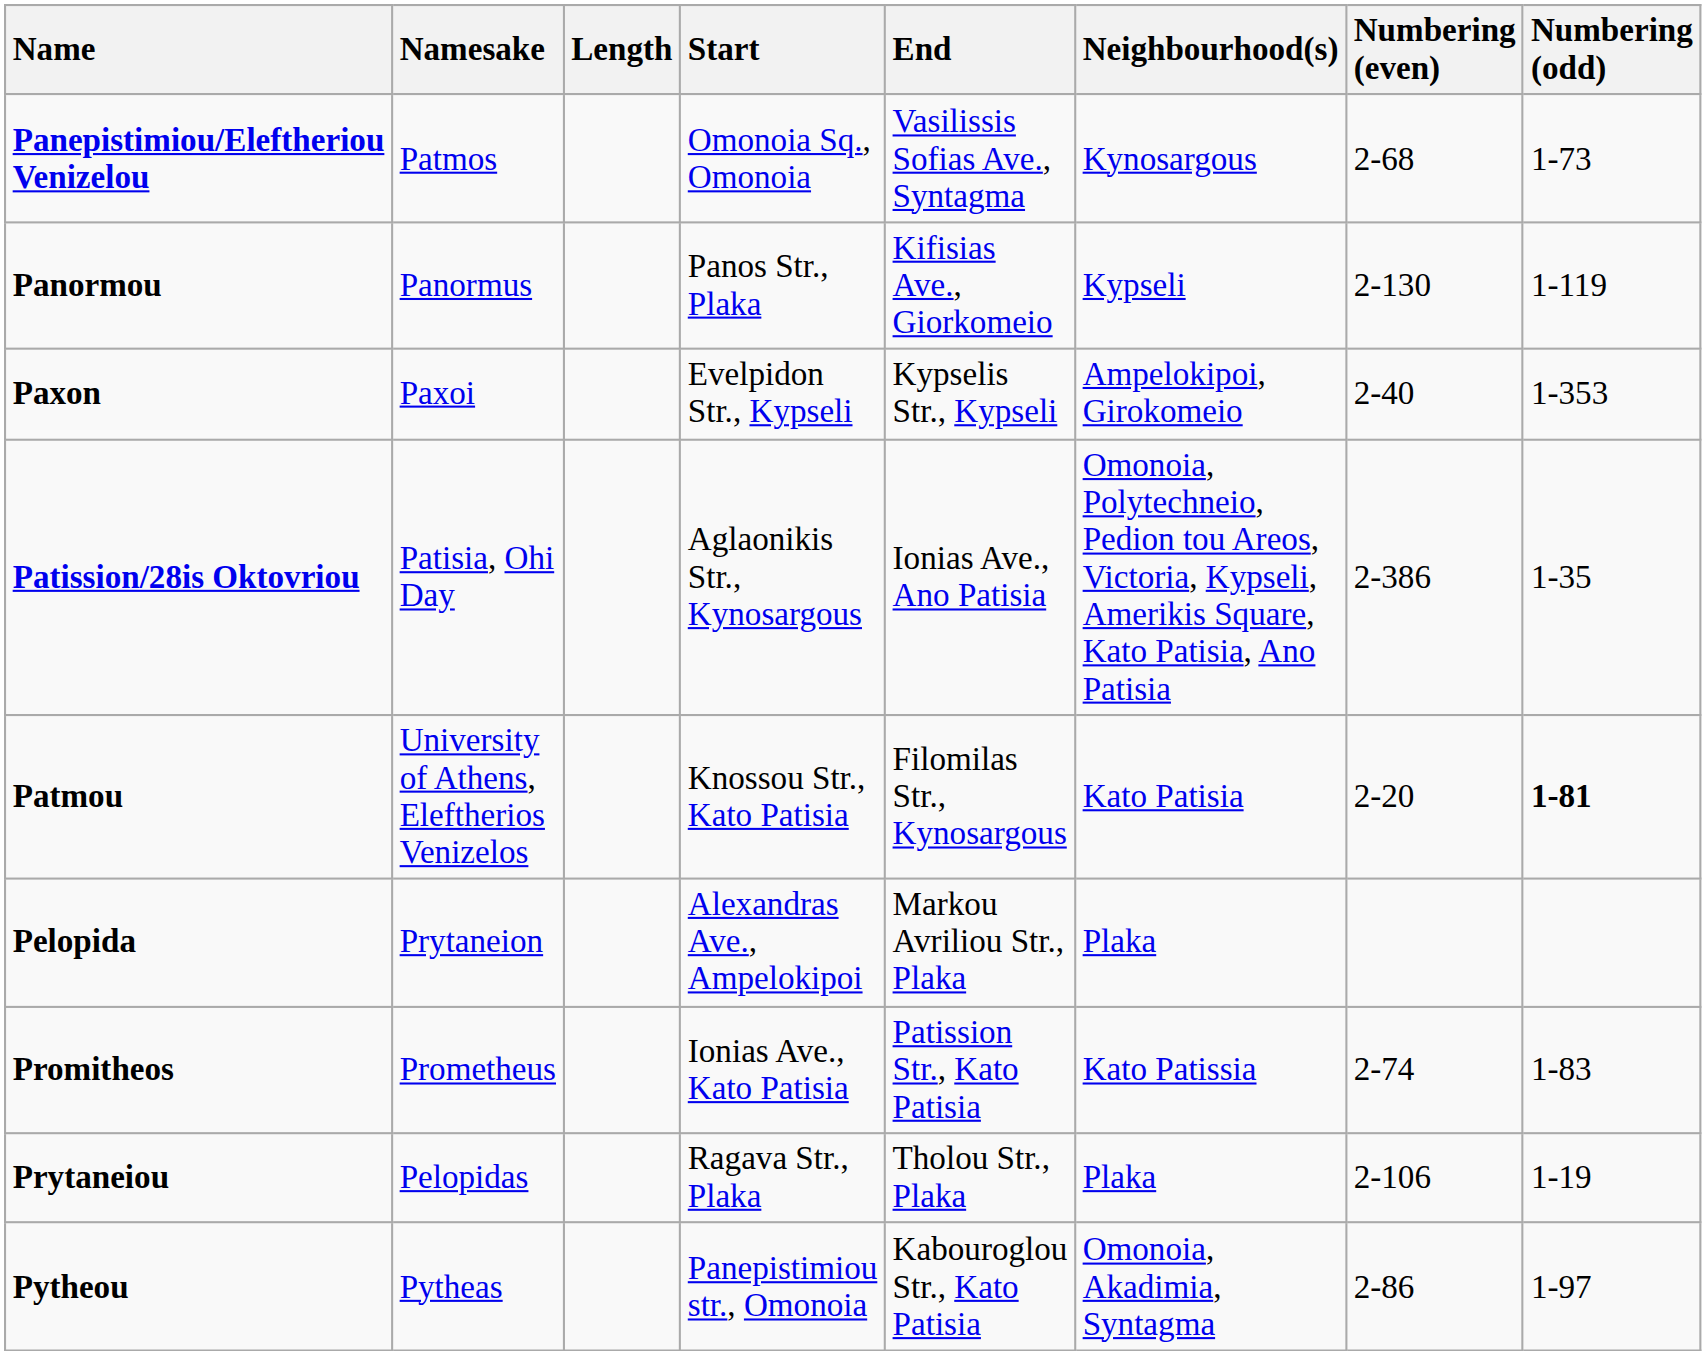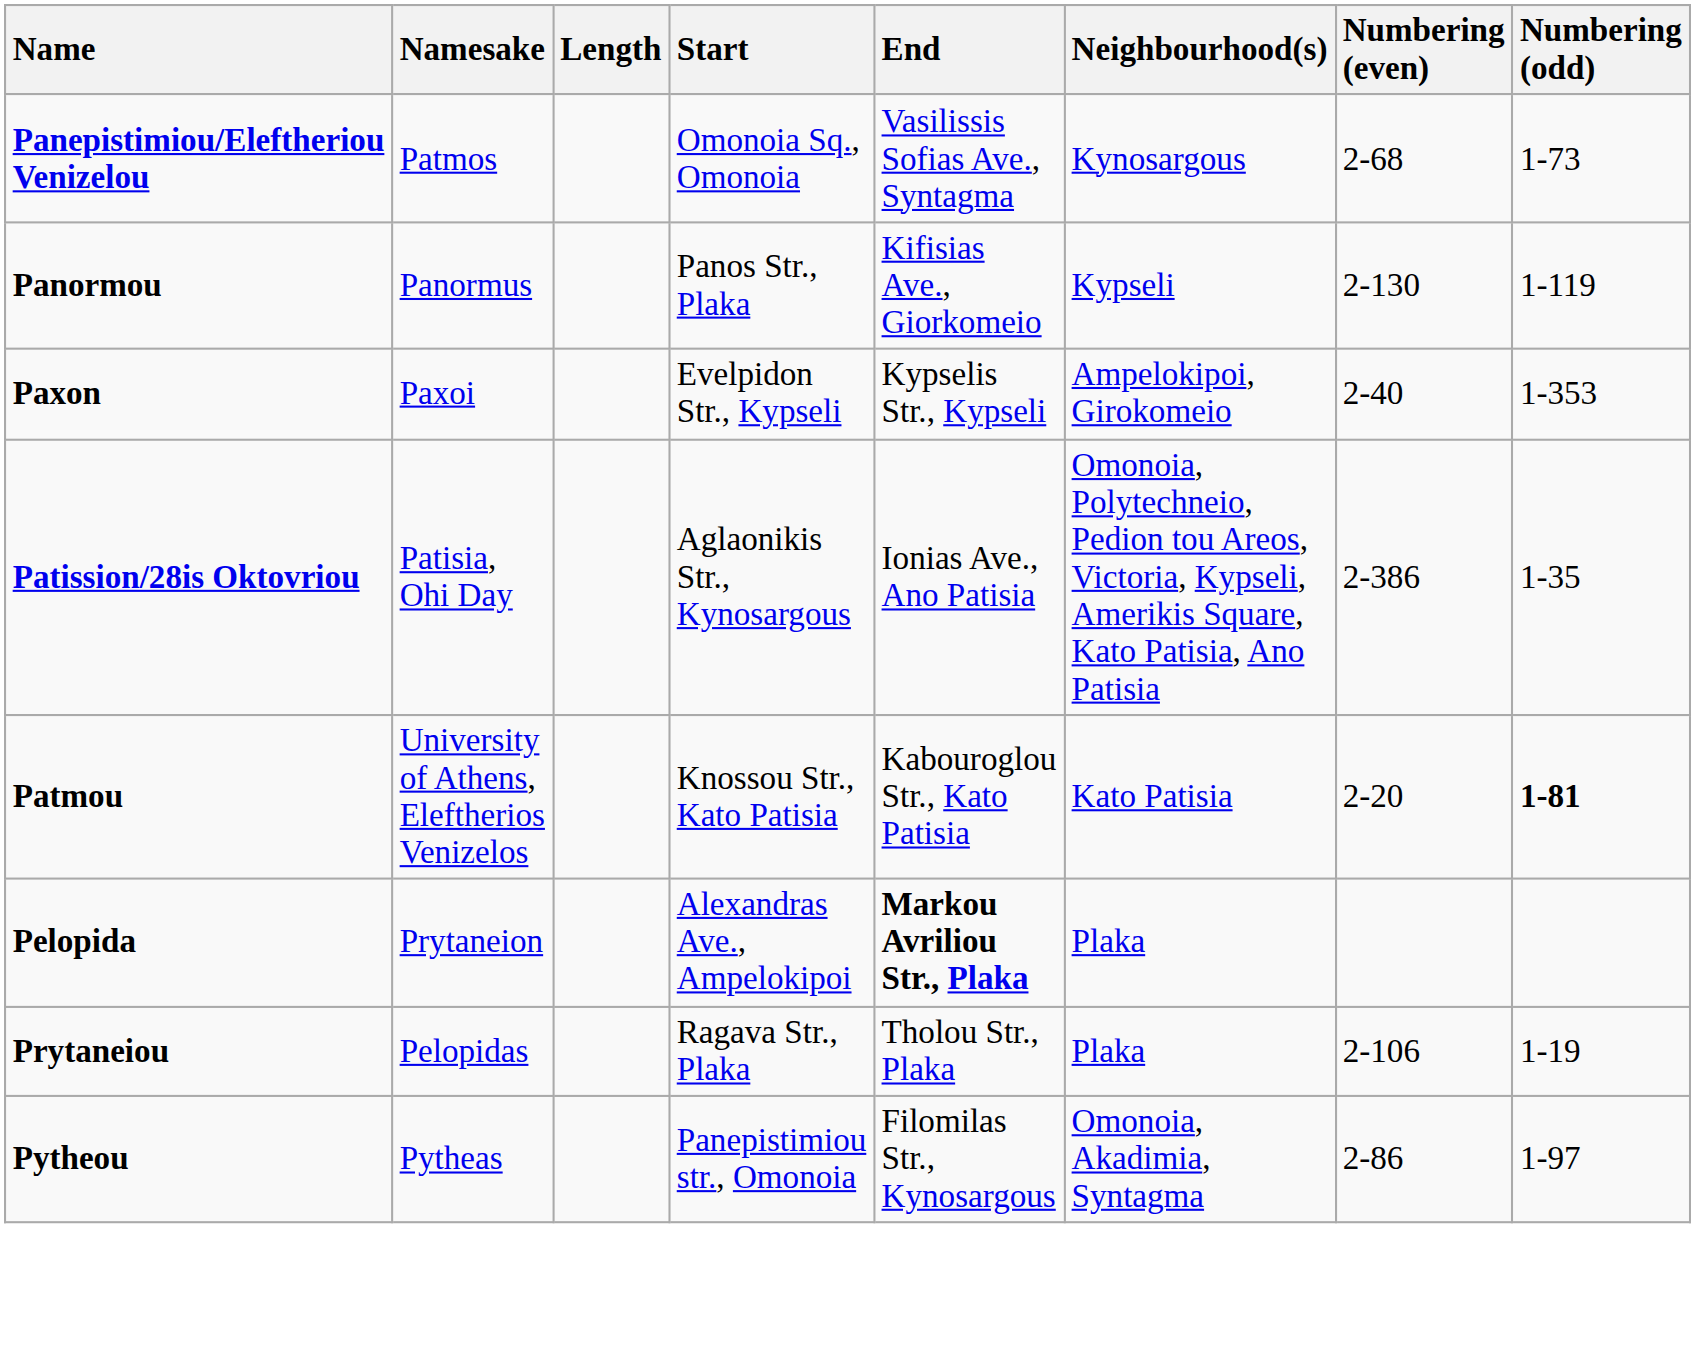(980, 796) Filomilas Str., Kynosargous -> (969, 796) Kabouroglou Str., Kato Patisia
(978, 942) normal -> (955, 942) bold
- row: (93, 1069)
(980, 1285) Kabouroglou Str., Kato Patisia -> (969, 1158) Filomilas Str., Kynosargous
